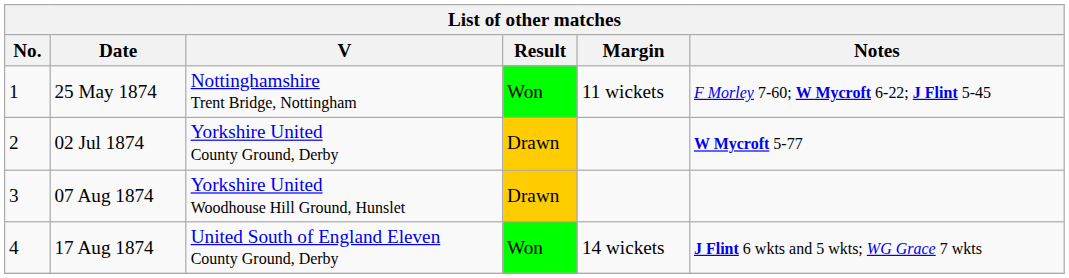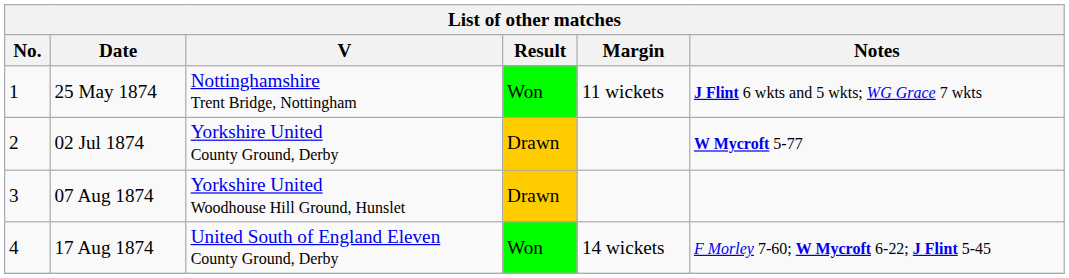(843, 92) F Morley 7-60; W Mycroft 6-22; J Flint 5-45 -> (838, 92) J Flint 6 wkts and 5 wkts; WG Grace 7 wkts
(838, 248) J Flint 6 wkts and 5 wkts; WG Grace 7 wkts -> (843, 248) F Morley 7-60; W Mycroft 6-22; J Flint 5-45
